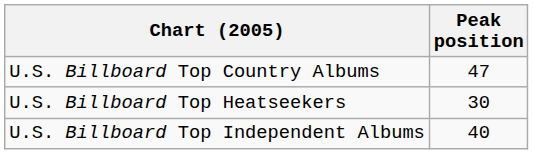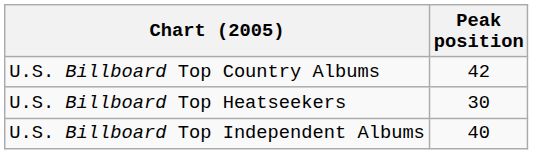(479, 72) 47 -> (479, 72) 42
